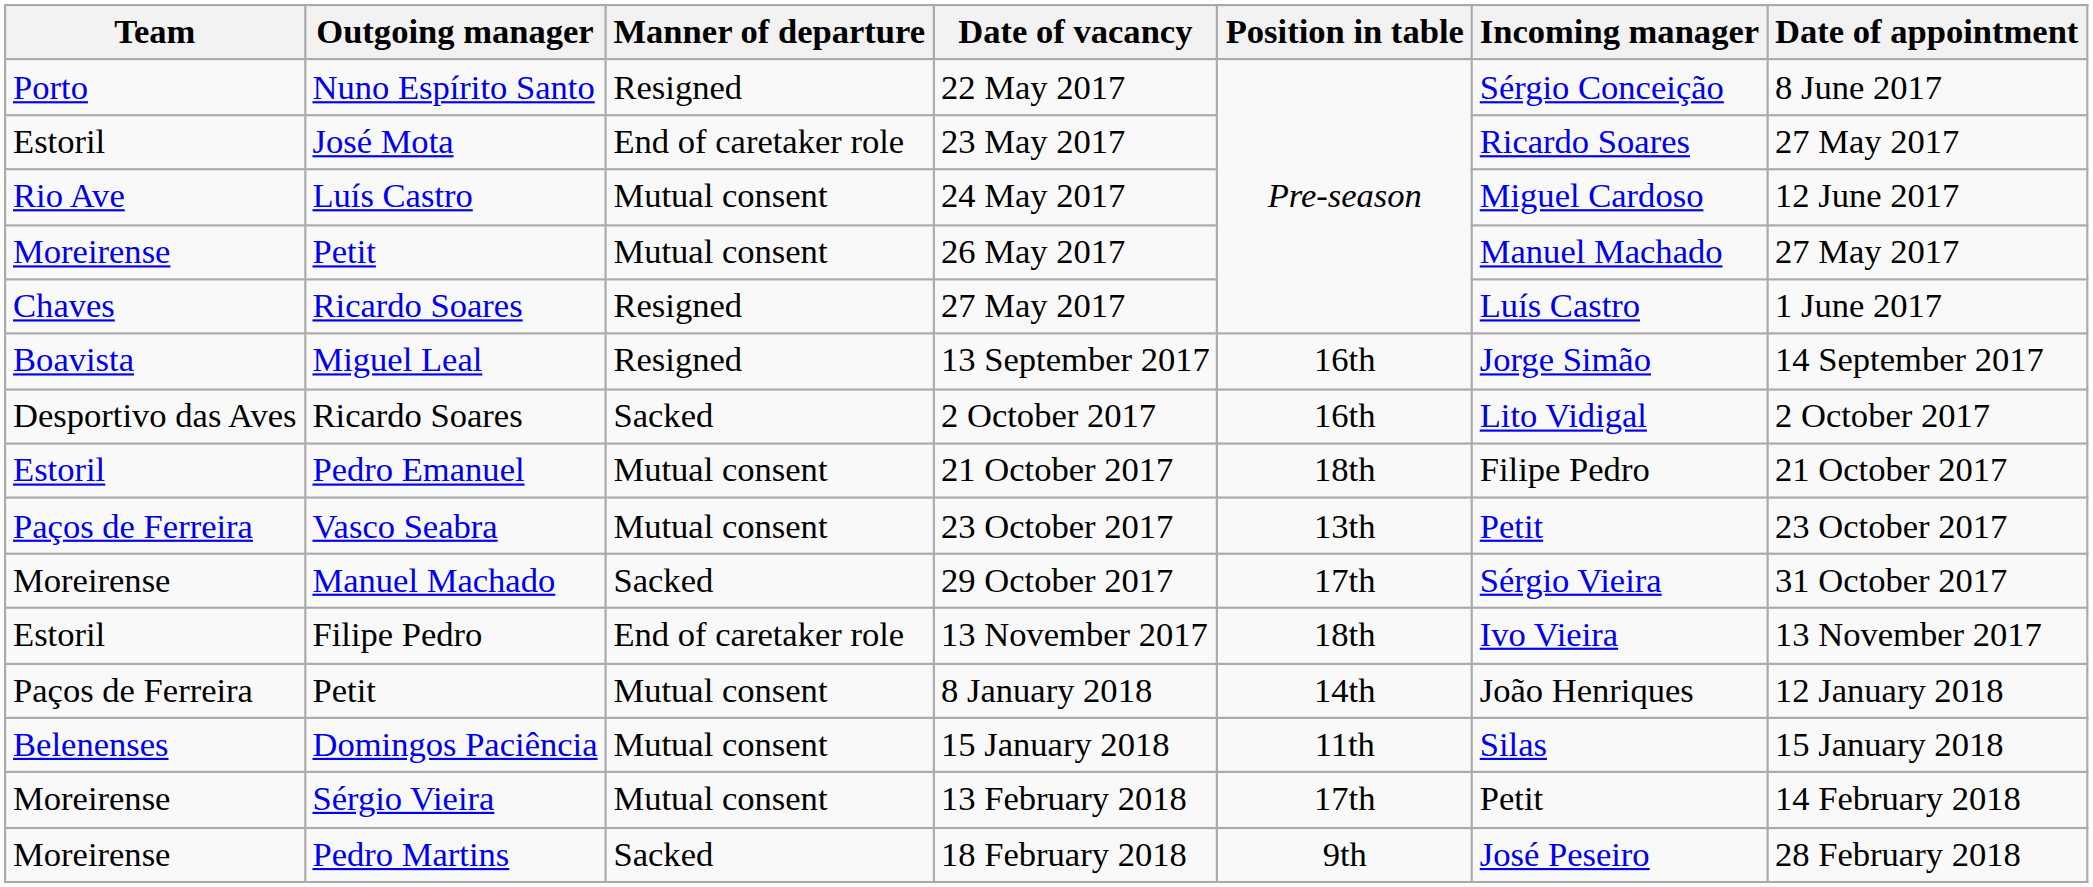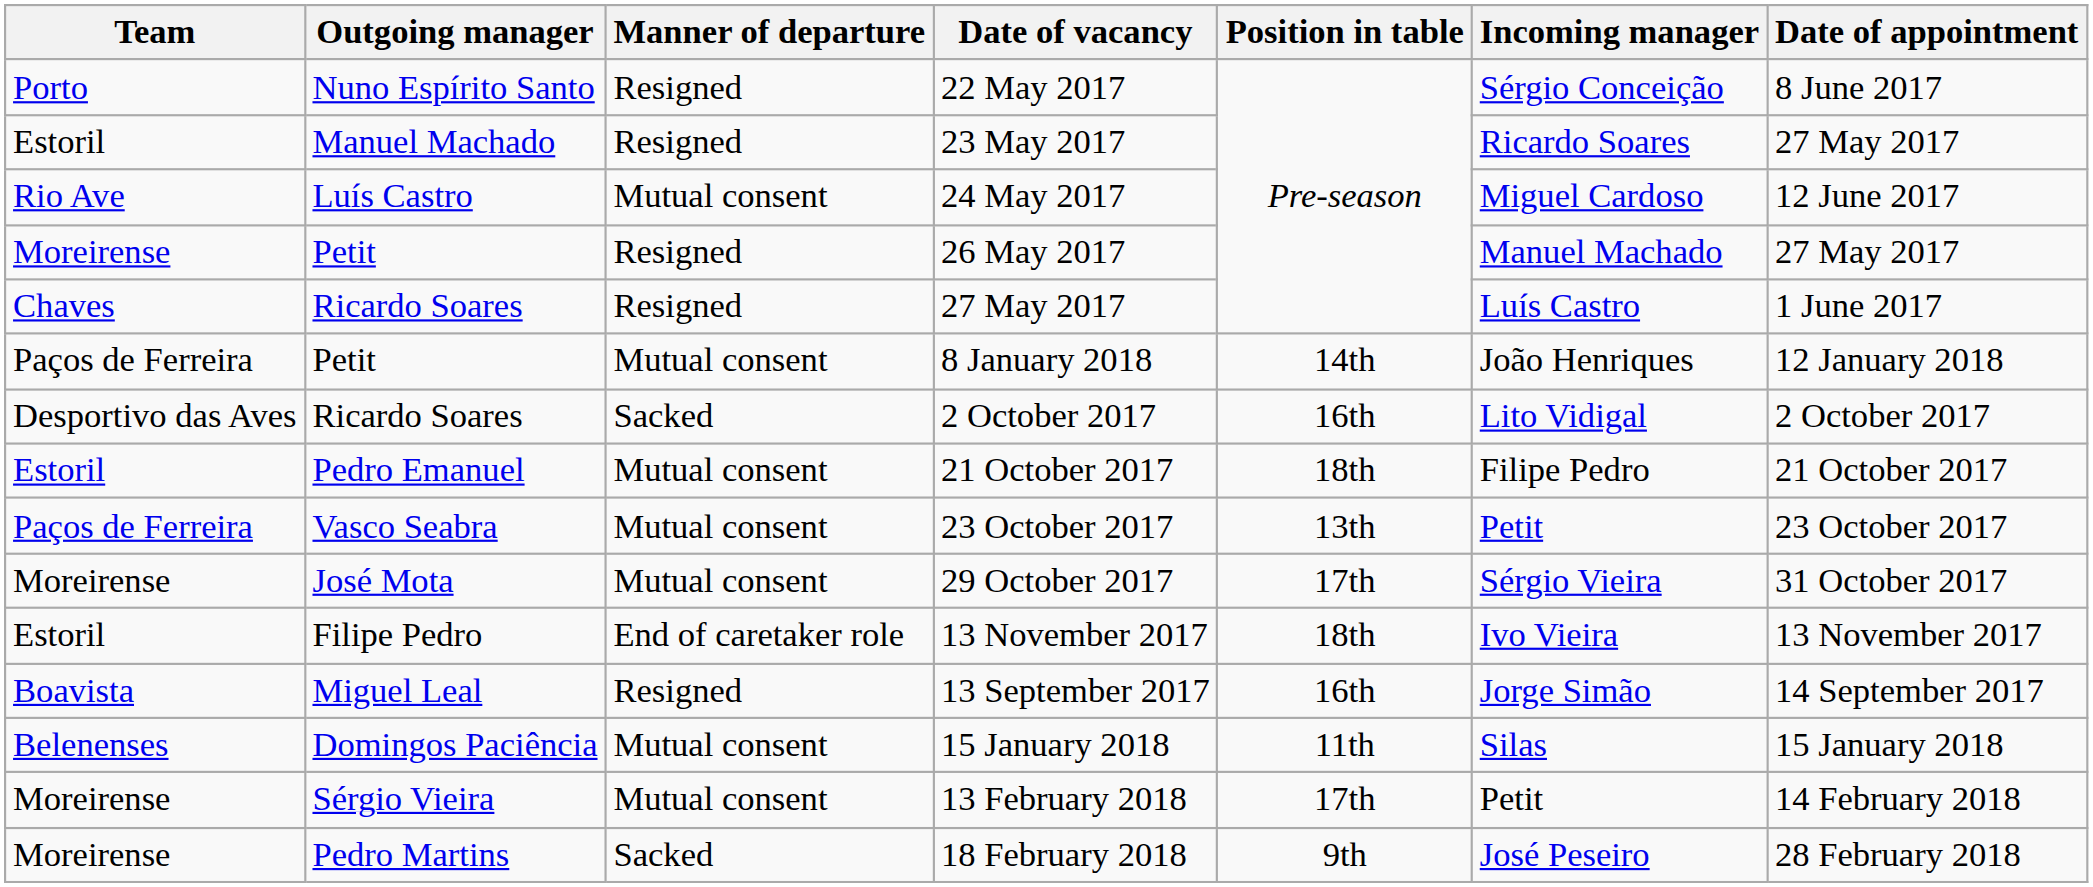(383, 141) José Mota -> (434, 141) Manuel Machado
(759, 141) End of caretaker role -> (678, 141) Resigned
(720, 251) Mutual consent -> (678, 251) Resigned
rows swapped: (1075, 360) <-> (1047, 689)
(434, 580) Manuel Machado -> (383, 580) José Mota
(663, 580) Sacked -> (720, 580) Mutual consent
